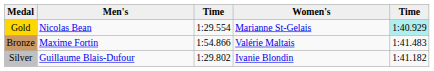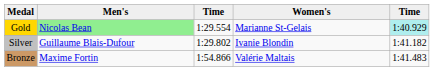(65, 27) no background -> (65, 27) lightgreen background
rows swapped: (21, 58) <-> (21, 43)
